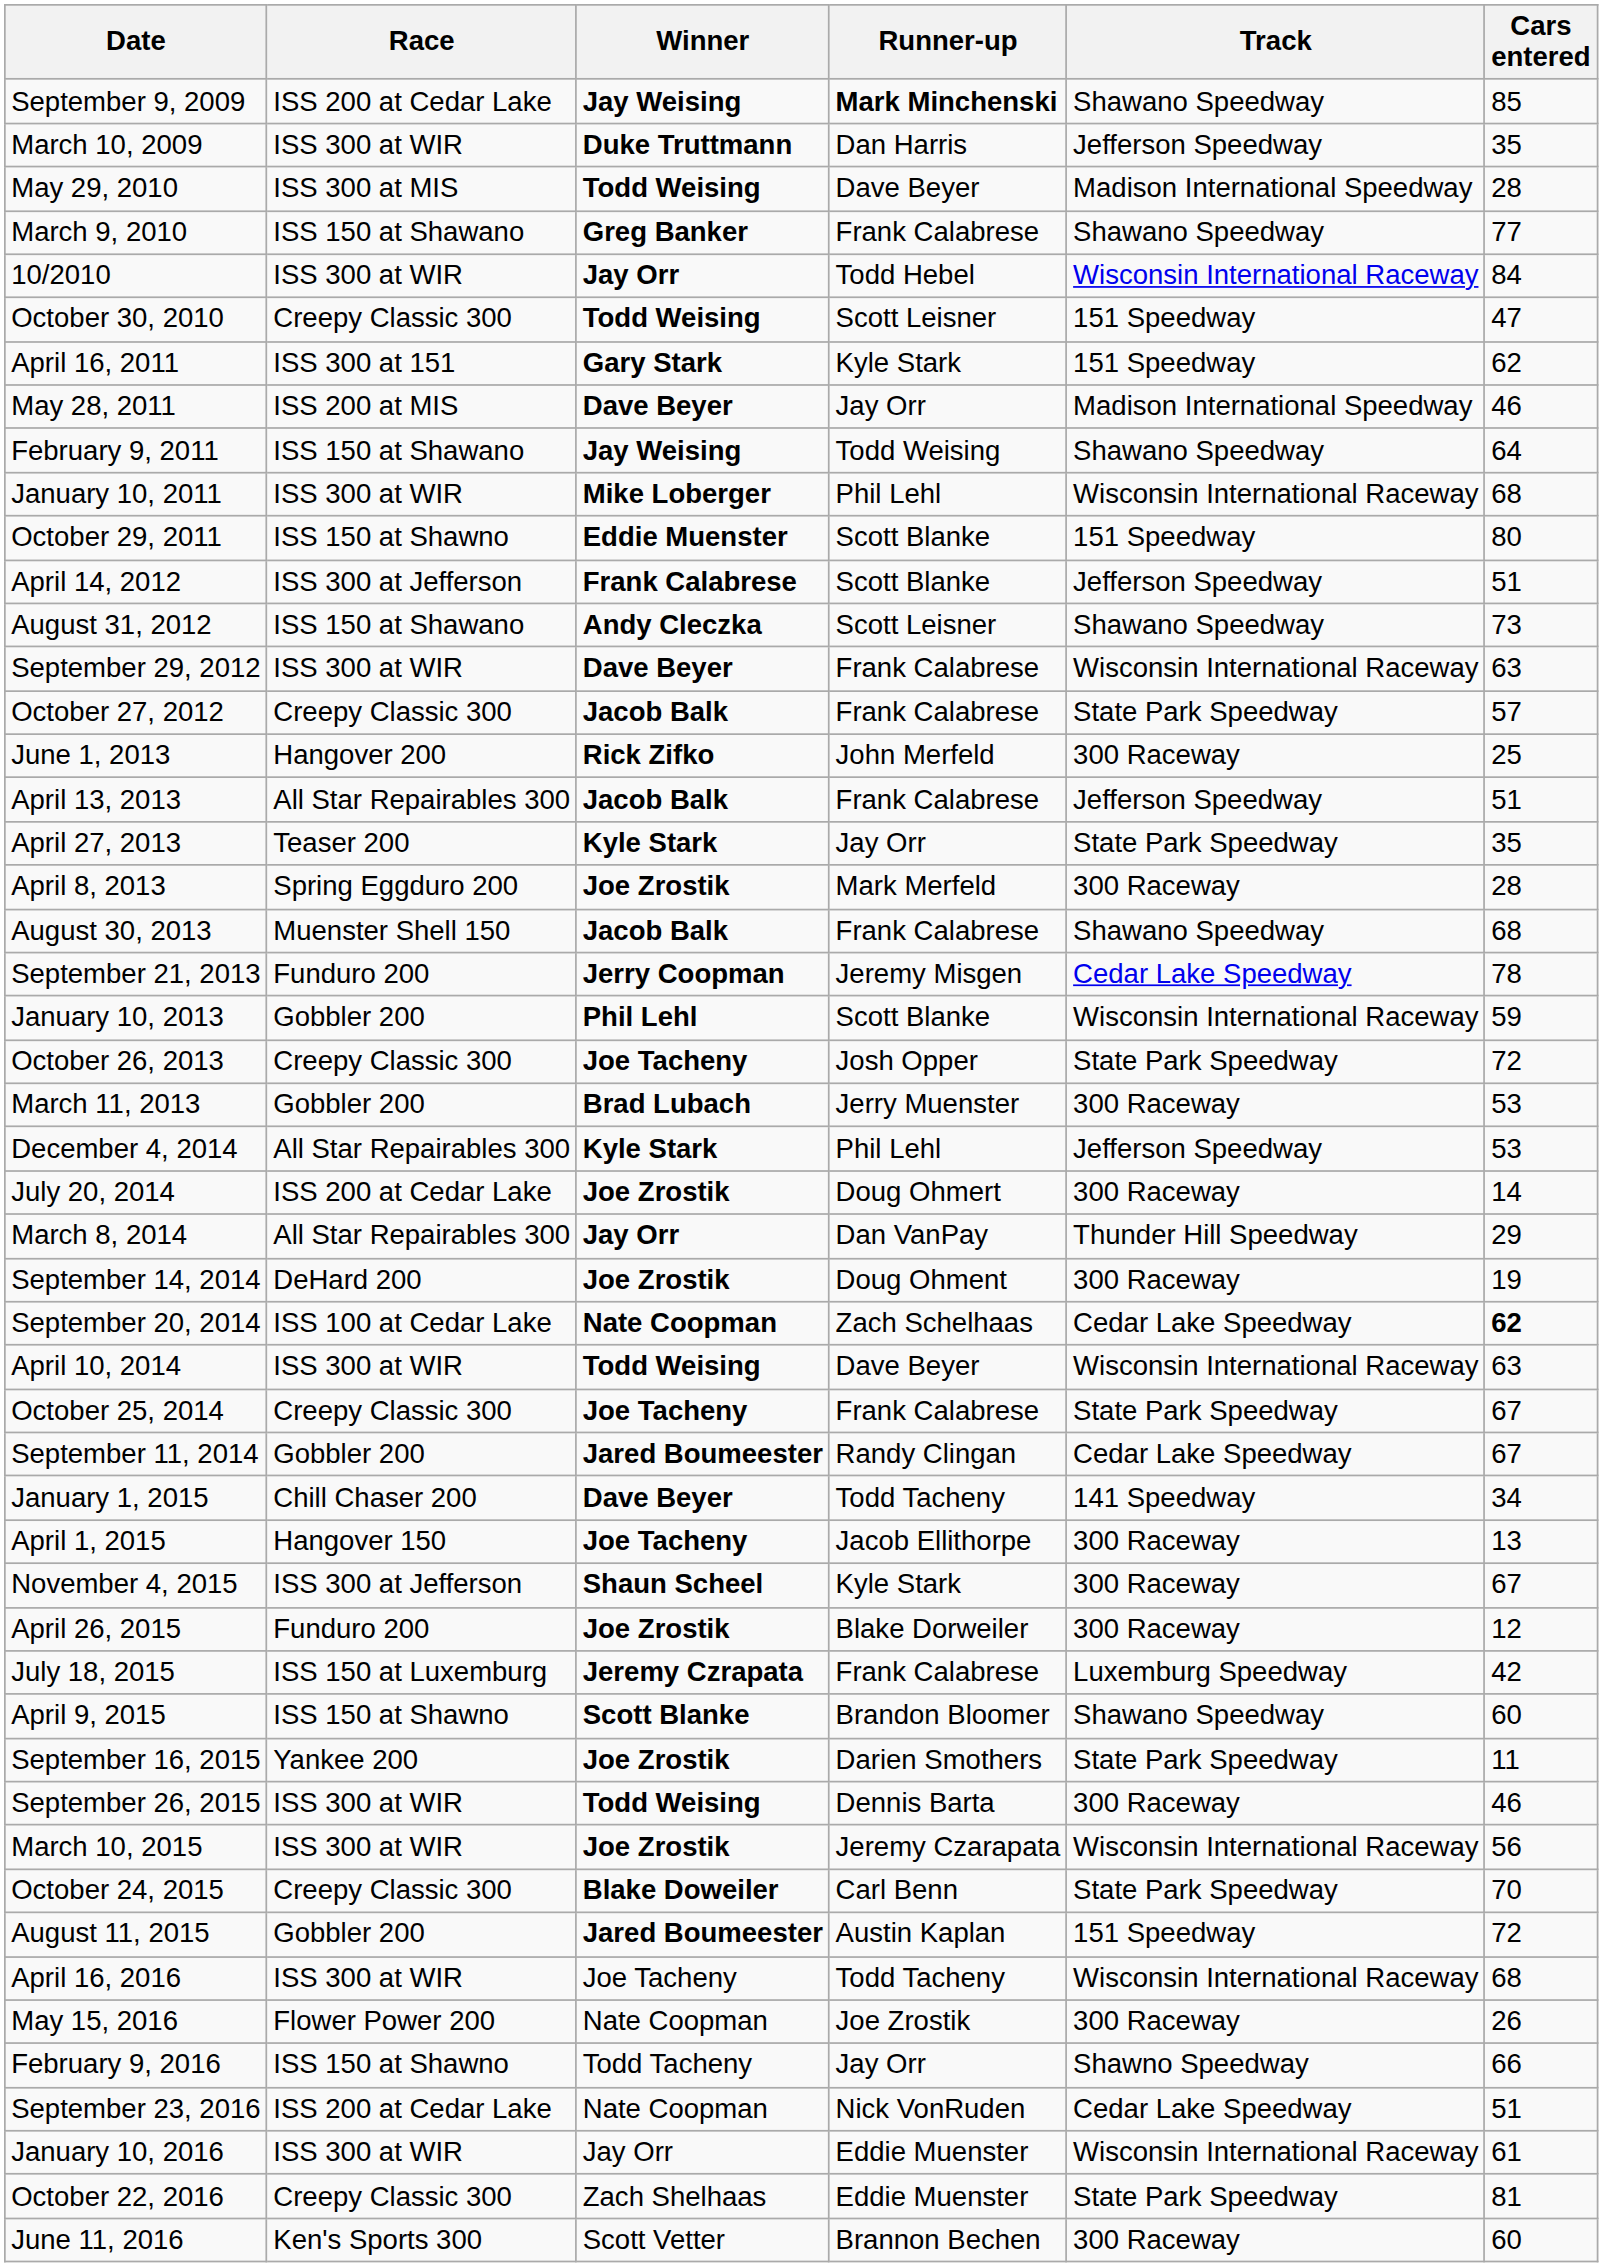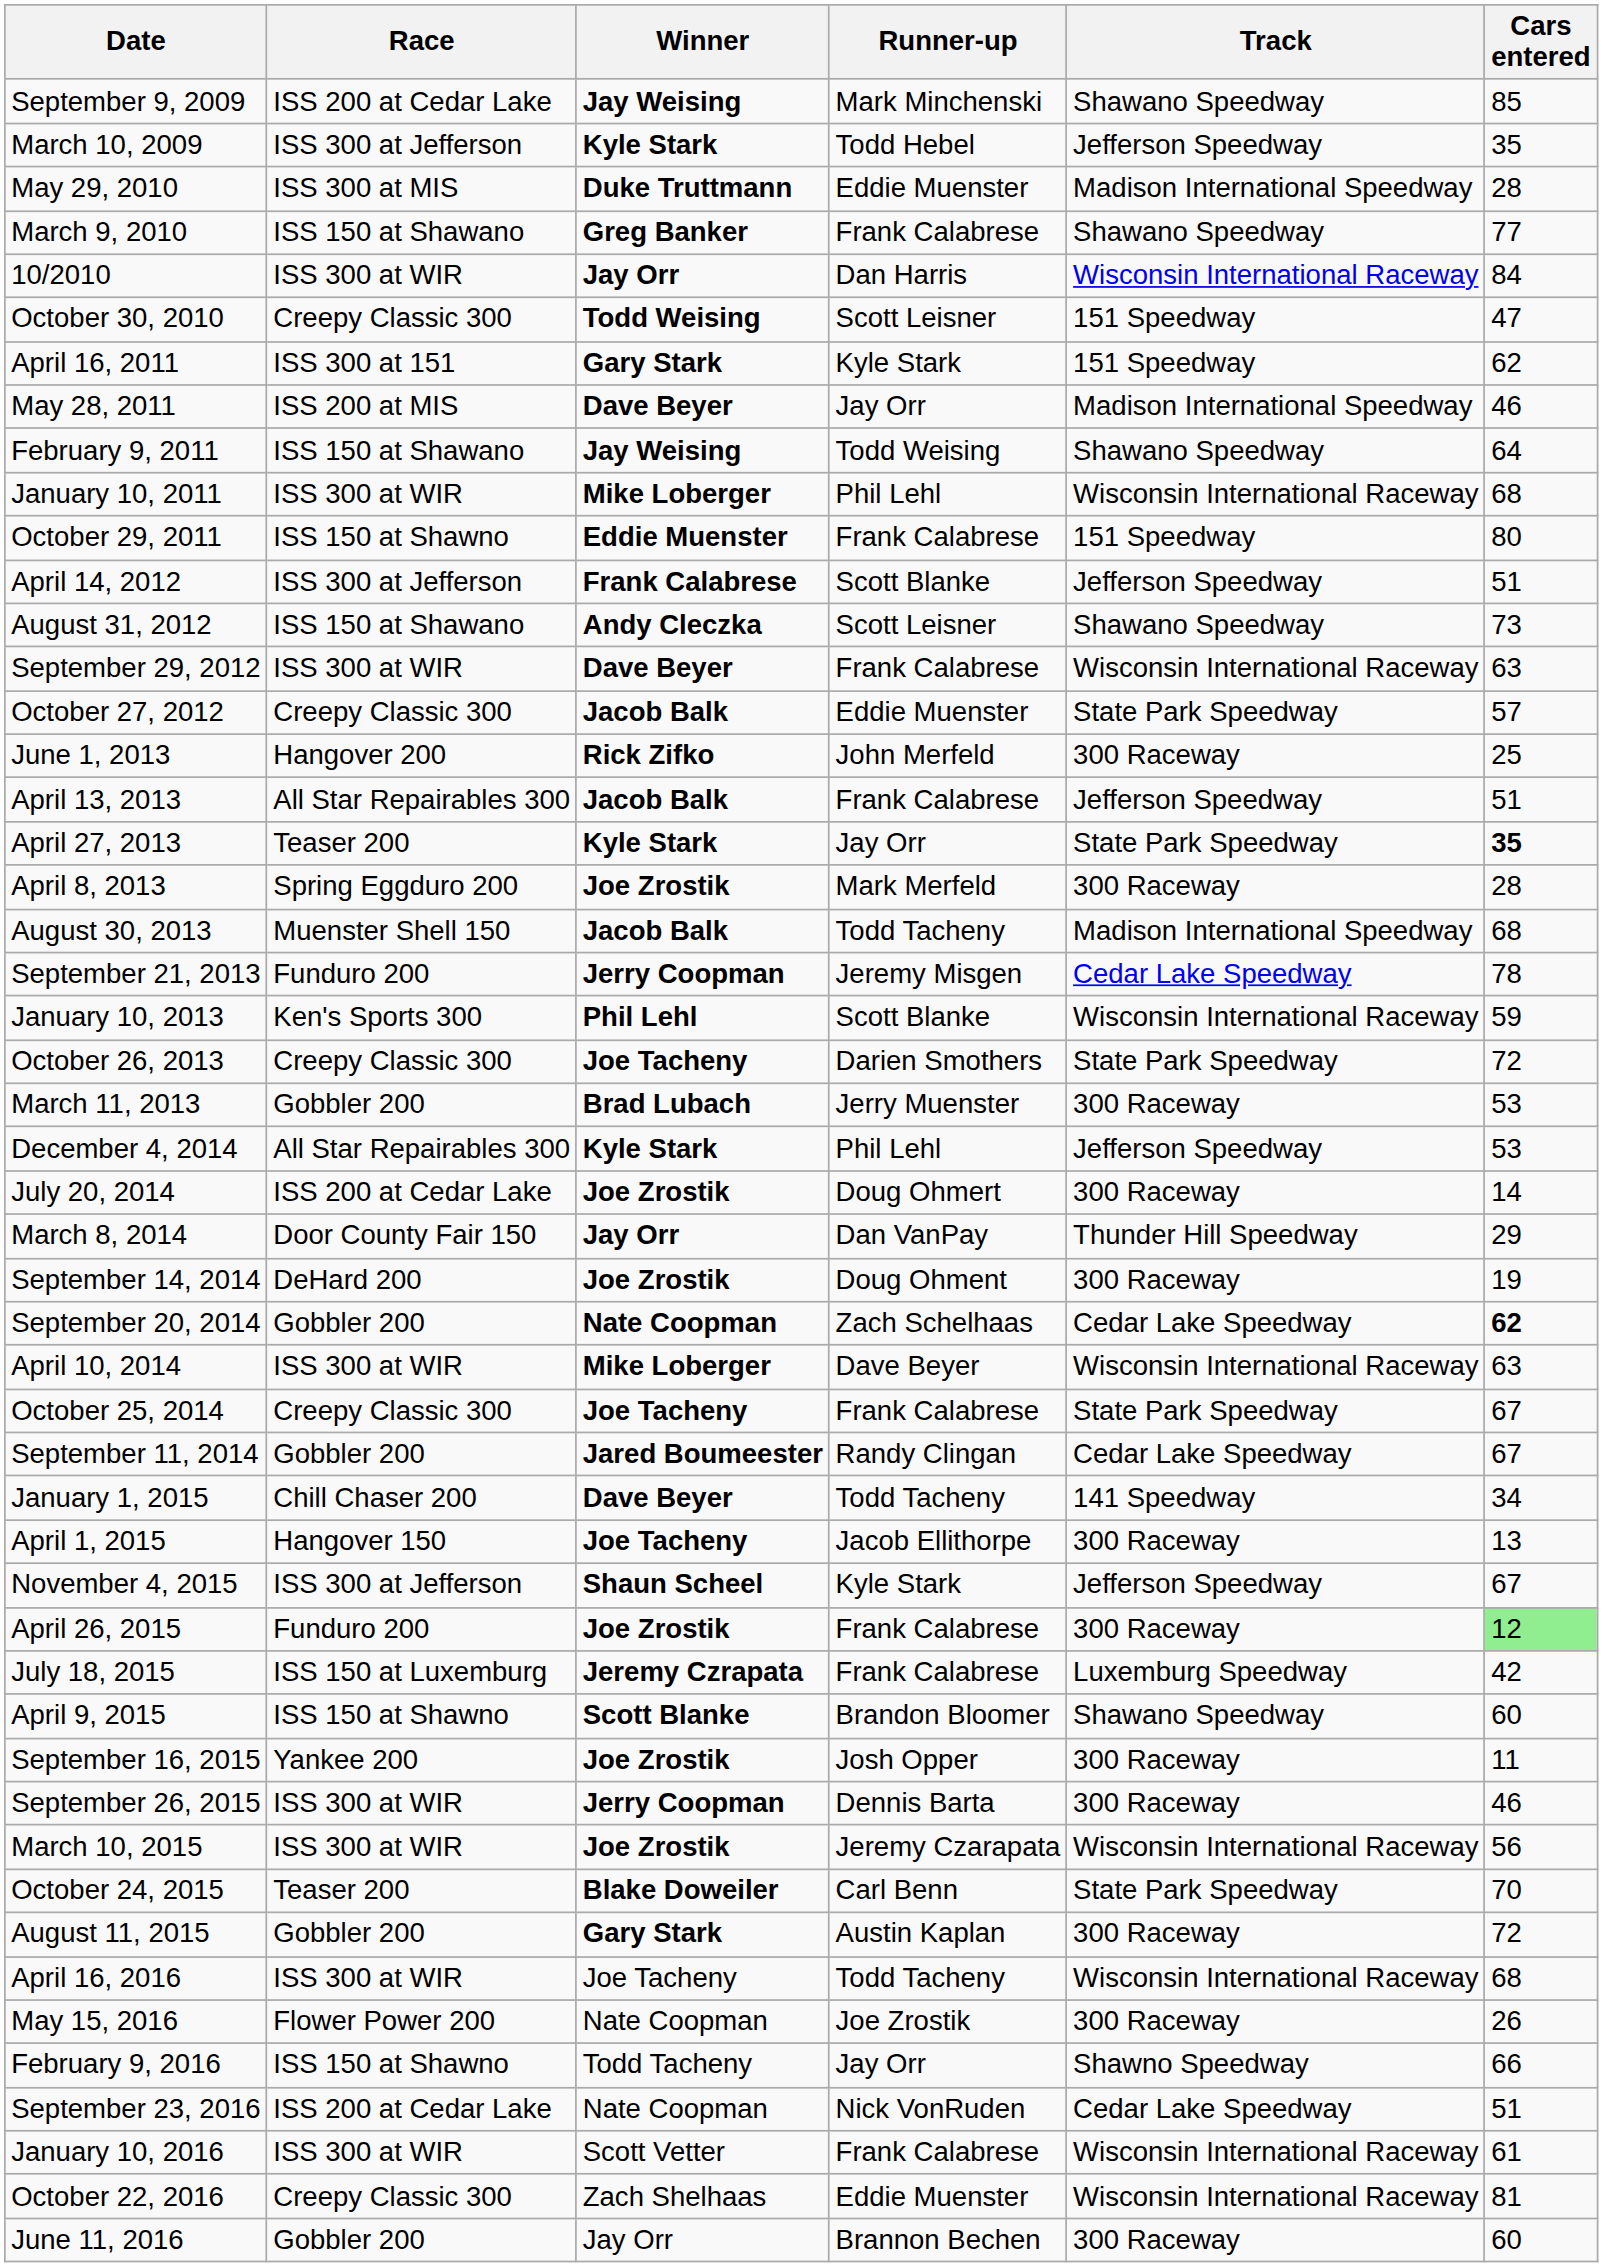(946, 100) bold -> (939, 100) normal
(368, 144) ISS 300 at WIR -> (398, 144) ISS 300 at Jefferson
(687, 144) Duke Truttmann -> (650, 144) Kyle Stark
(901, 144) Dan Harris -> (905, 144) Todd Hebel
(672, 188) Todd Weising -> (687, 188) Duke Truttmann
(907, 188) Dave Beyer -> (932, 188) Eddie Muenster
(905, 275) Todd Hebel -> (901, 275) Dan Harris
(913, 537) Scott Blanke -> (937, 537) Frank Calabrese
(937, 711) Frank Calabrese -> (932, 711) Eddie Muenster
(1506, 842) normal -> (1506, 842) bold
(937, 930) Frank Calabrese -> (920, 930) Todd Tacheny
(1199, 930) Shawano Speedway -> (1273, 930) Madison International Speedway
(349, 1017) Gobbler 200 -> (378, 1017) Ken's Sports 300
(907, 1061) Josh Opper -> (939, 1061) Darien Smothers
(422, 1235) All Star Repairables 300 -> (405, 1235) Door County Fair 150
(413, 1322) ISS 100 at Cedar Lake -> (349, 1322) Gobbler 200
(672, 1366) Todd Weising -> (677, 1366) Mike Loberger
(1156, 1584) 300 Raceway -> (1198, 1584) Jefferson Speedway
(932, 1628) Blake Dorweiler -> (937, 1628) Frank Calabrese
(1506, 1628) no background -> (1506, 1628) lightgreen background
(939, 1759) Darien Smothers -> (907, 1759) Josh Opper
(1205, 1759) State Park Speedway -> (1156, 1759) 300 Raceway
(672, 1803) Todd Weising -> (684, 1803) Jerry Coopman
(393, 1890) Creepy Classic 300 -> (341, 1890) Teaser 200
(703, 1934) Jared Boumeester -> (652, 1934) Gary Stark
(1164, 1934) 151 Speedway -> (1156, 1934) 300 Raceway
(628, 2152) Jay Orr -> (654, 2152) Scott Vetter
(932, 2152) Eddie Muenster -> (937, 2152) Frank Calabrese
(1205, 2195) State Park Speedway -> (1276, 2195) Wisconsin International Raceway
(378, 2239) Ken's Sports 300 -> (349, 2239) Gobbler 200
(654, 2239) Scott Vetter -> (628, 2239) Jay Orr
